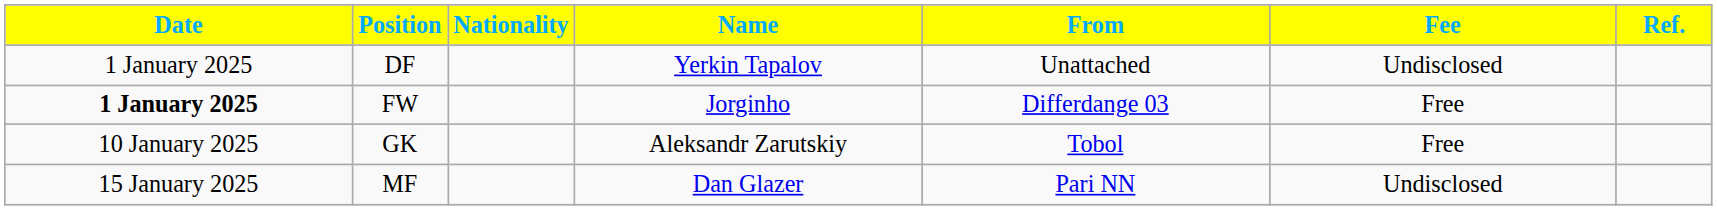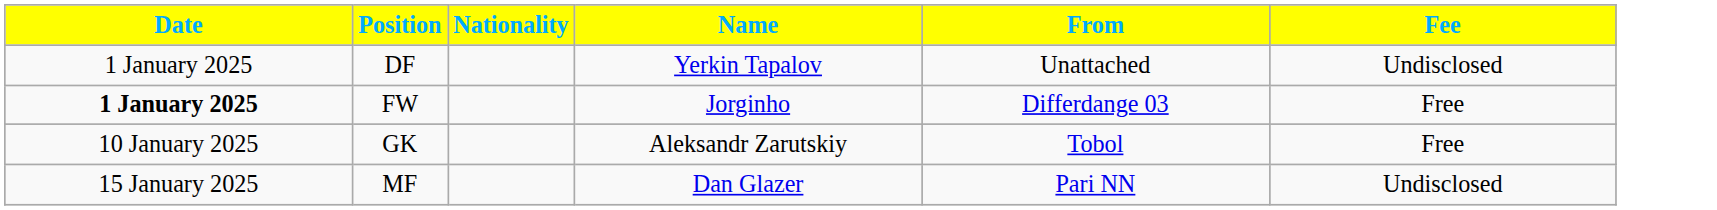- column: (1664, 24)
